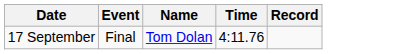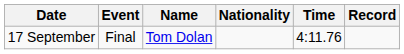+ column: (254, 15)
